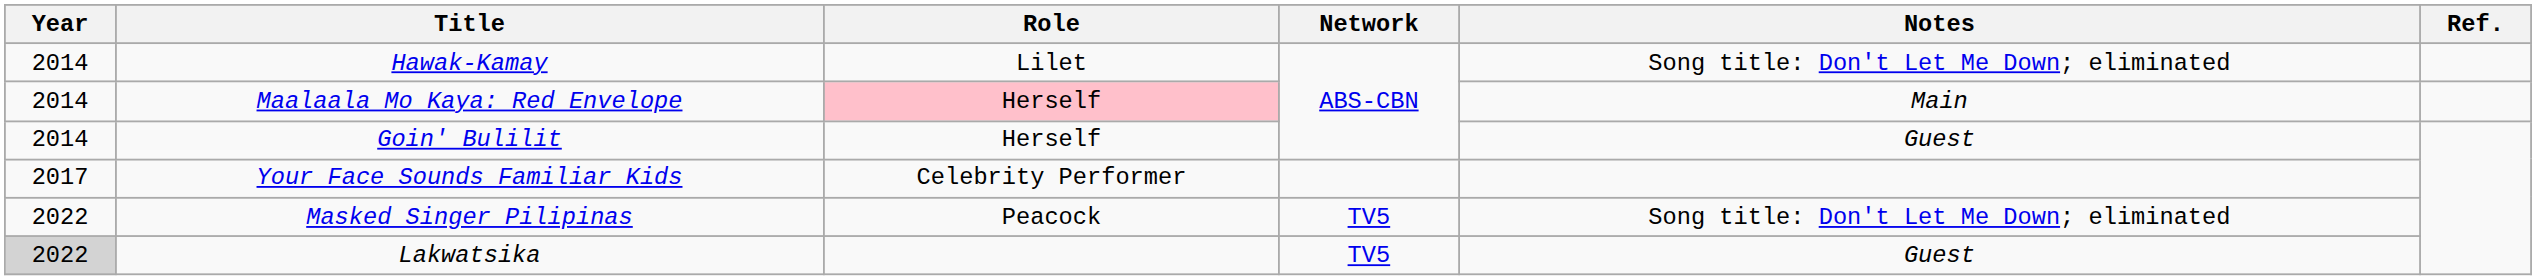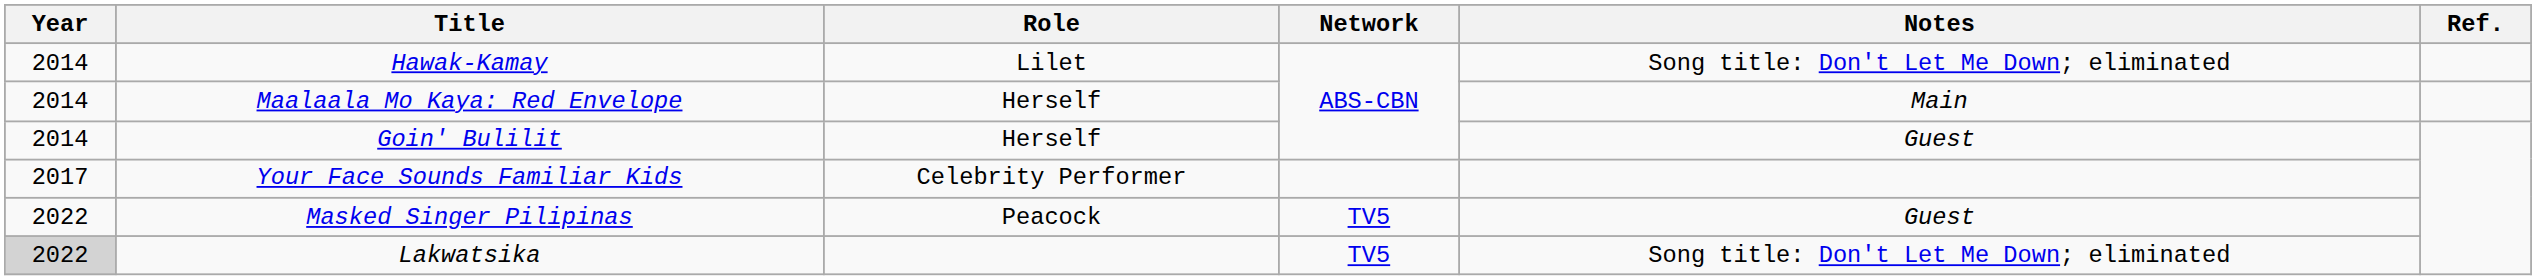(1052, 101) pink background -> (1052, 101) no background
(1939, 217) Song title: Don't Let Me Down; eliminated -> (1939, 217) Guest
(1939, 256) Guest -> (1939, 256) Song title: Don't Let Me Down; eliminated
